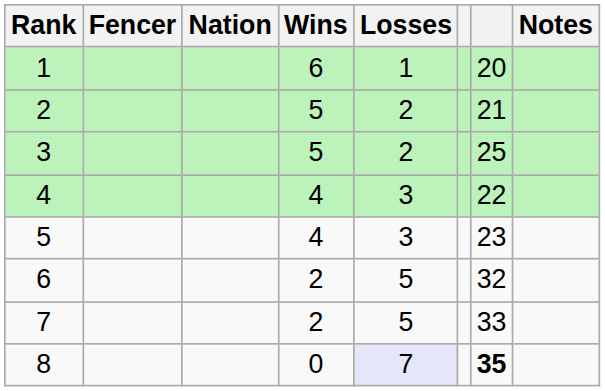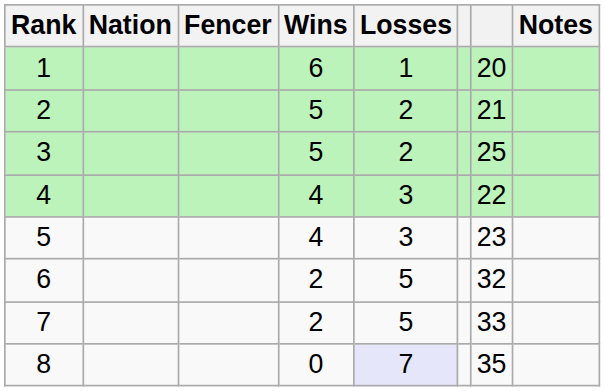columns swapped: (132, 25) <-> (230, 25)
(492, 364) bold -> (492, 364) normal
